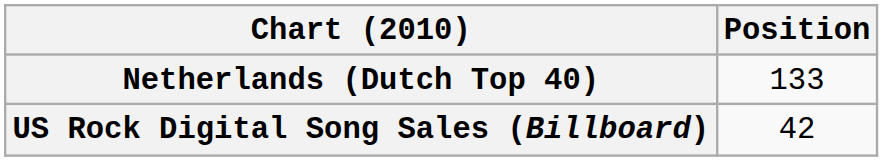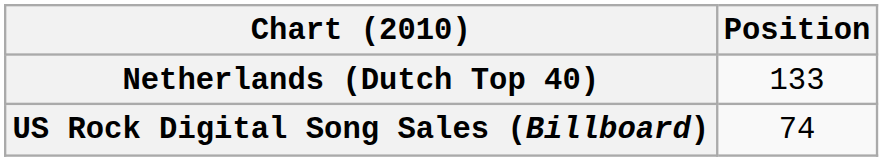(797, 130) 42 -> (797, 130) 74
